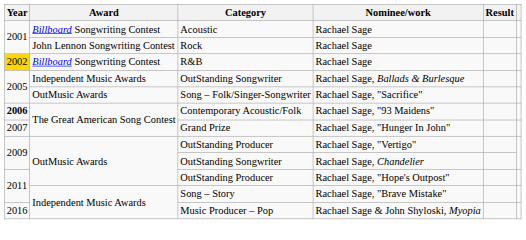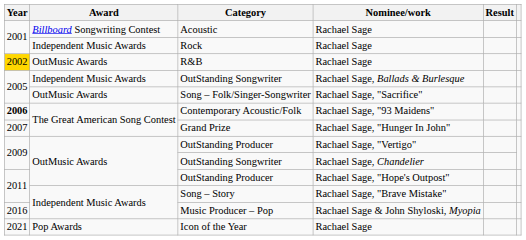(104, 45) John Lennon Songwriting Contest -> (89, 45) Independent Music Awards
(96, 62) Billboard Songwriting Contest -> (70, 62) OutMusic Awards
+ row: (214, 227)
